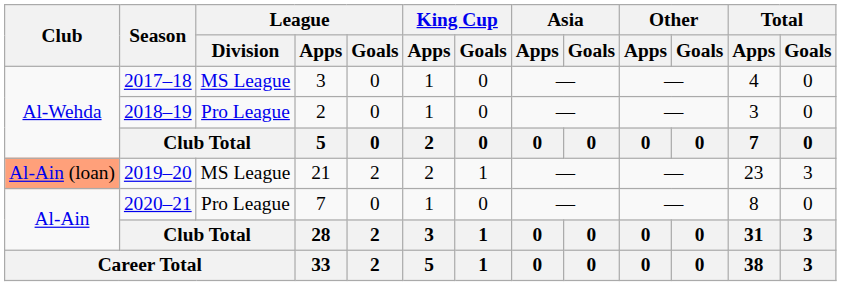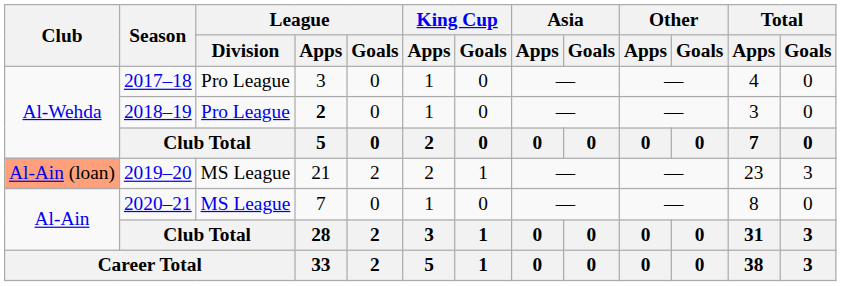(245, 81) MS League -> (245, 81) Pro League
(321, 111) normal -> (321, 111) bold
(245, 204) Pro League -> (245, 204) MS League
